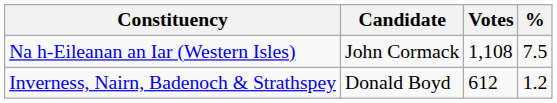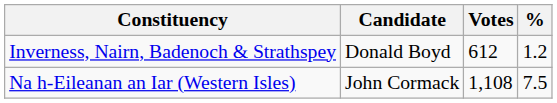rows swapped: (173, 82) <-> (152, 51)
